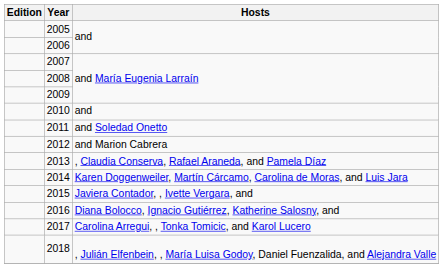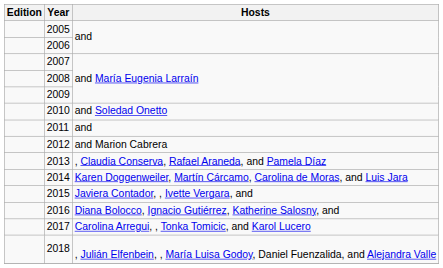(83, 111) and -> (121, 111) and Soledad Onetto
(121, 128) and Soledad Onetto -> (83, 128) and
